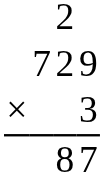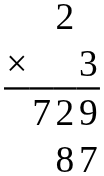rows swapped: (65, 63) <-> (65, 111)
